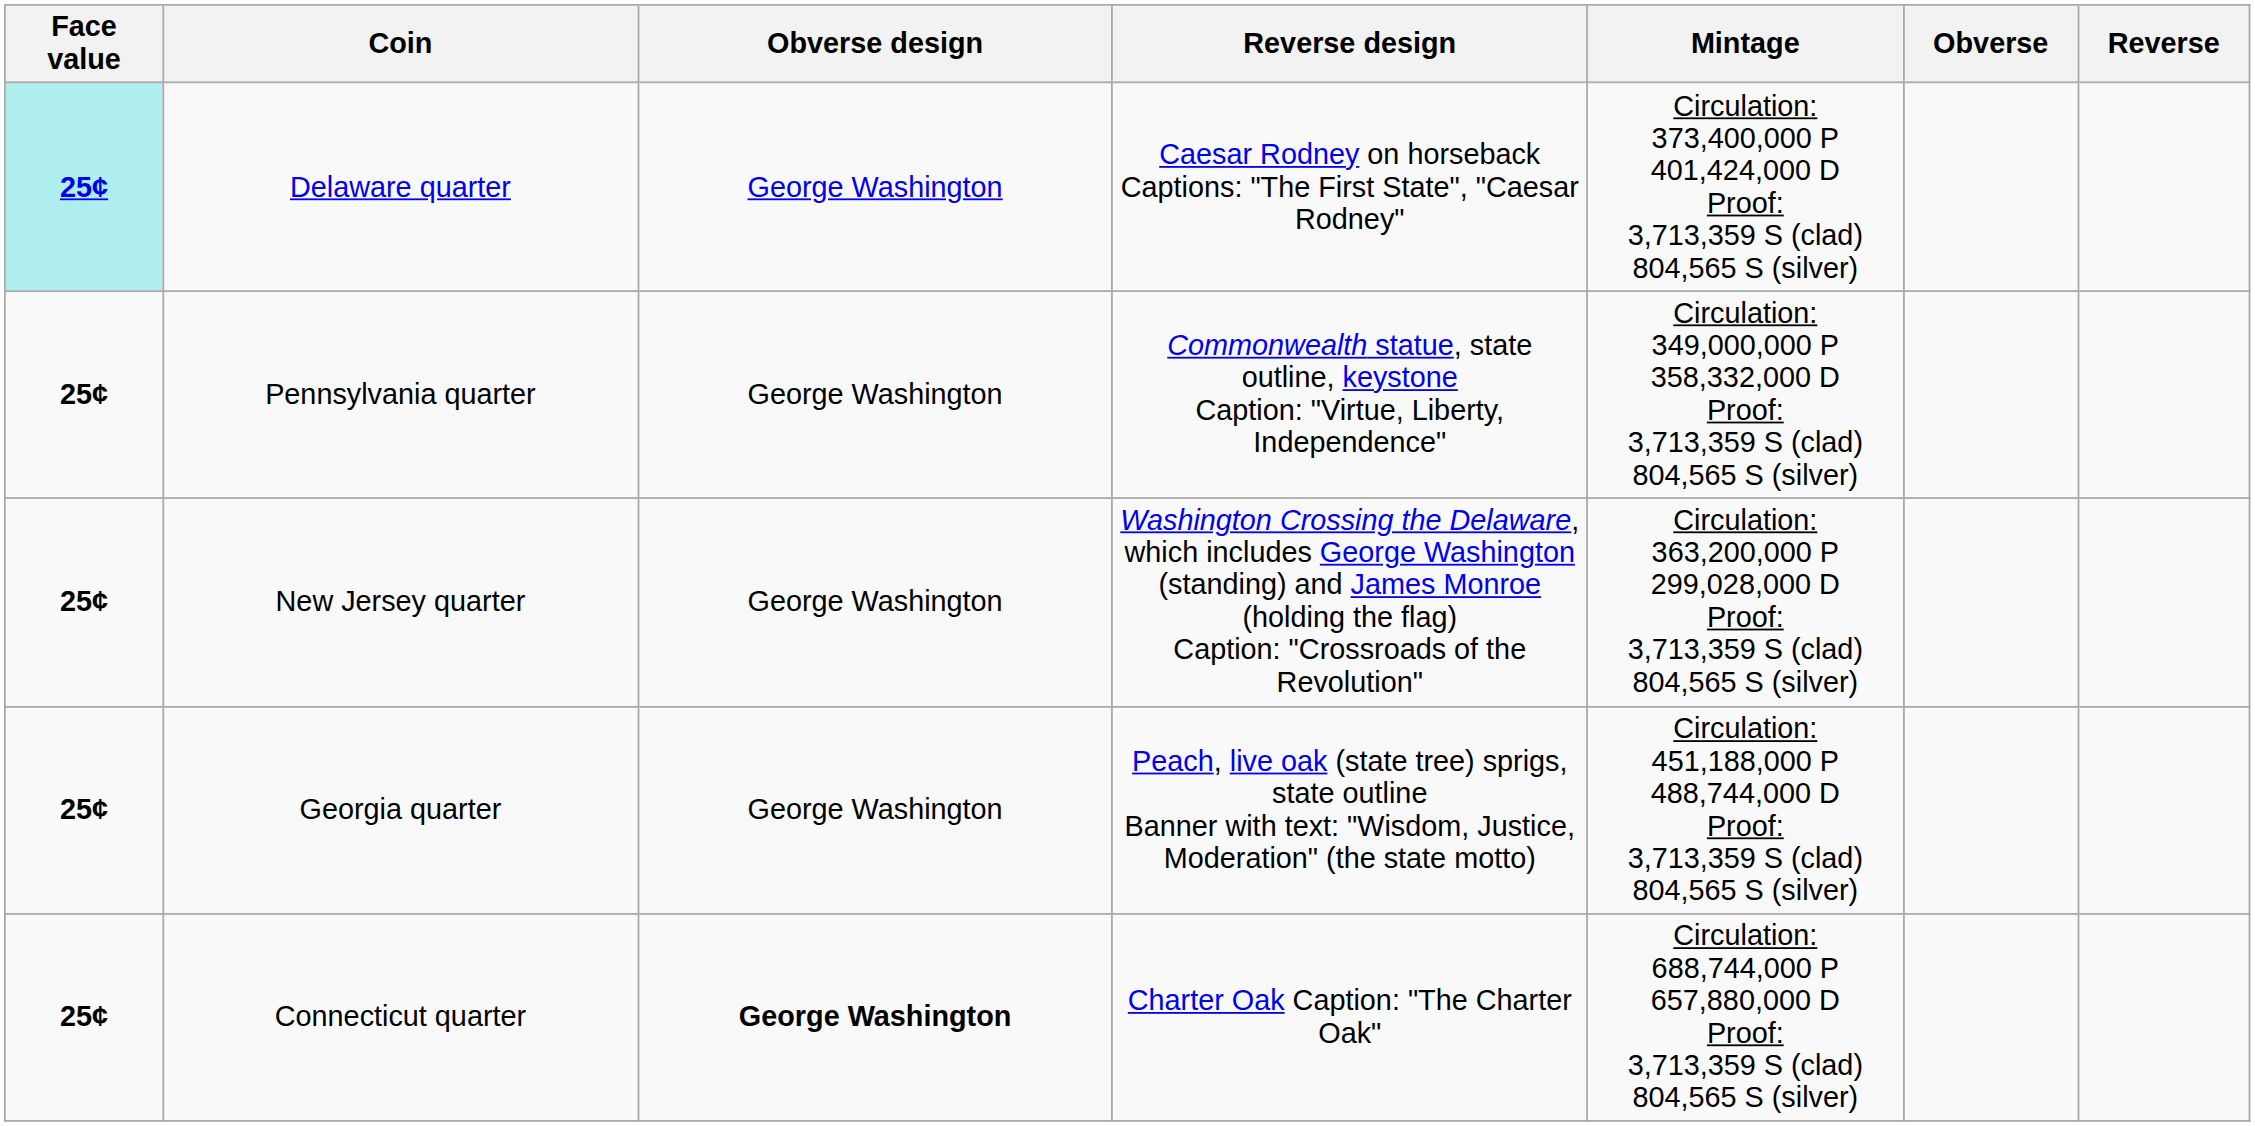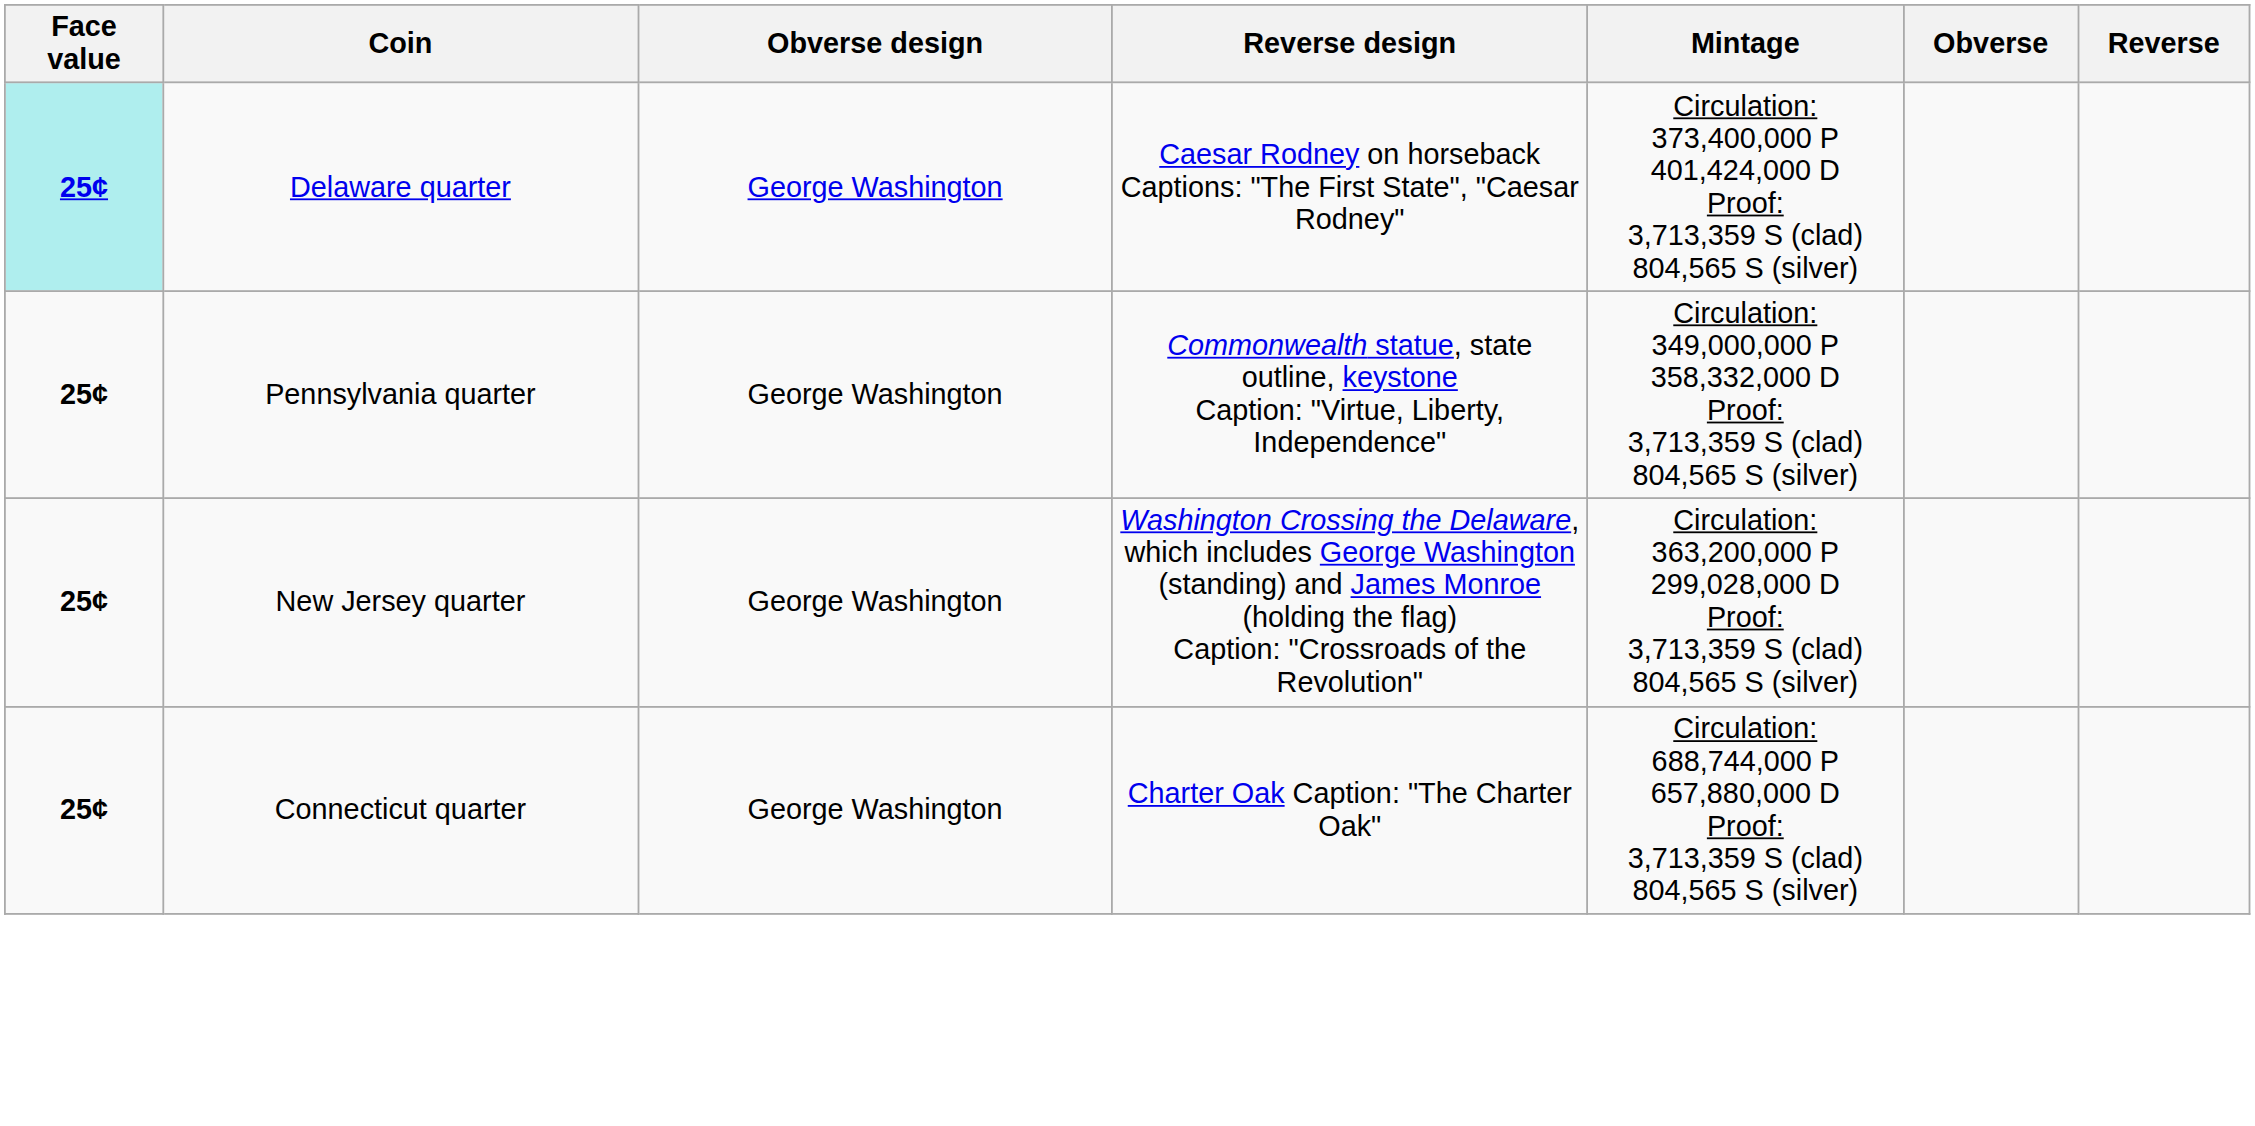- row: (400, 809)
(875, 1017) bold -> (875, 809) normal
